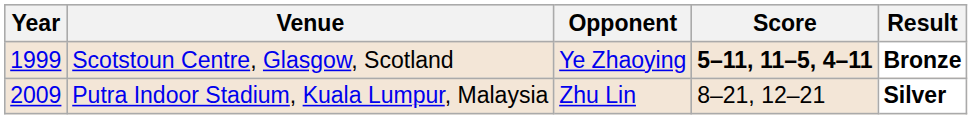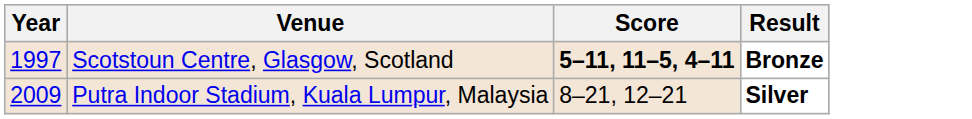- column: (623, 23)
(36, 60) 1999 -> (36, 60) 1997
